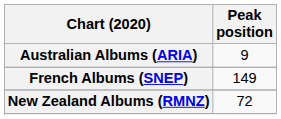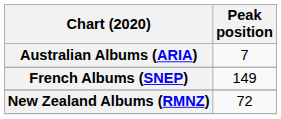(245, 55) 9 -> (245, 55) 7
